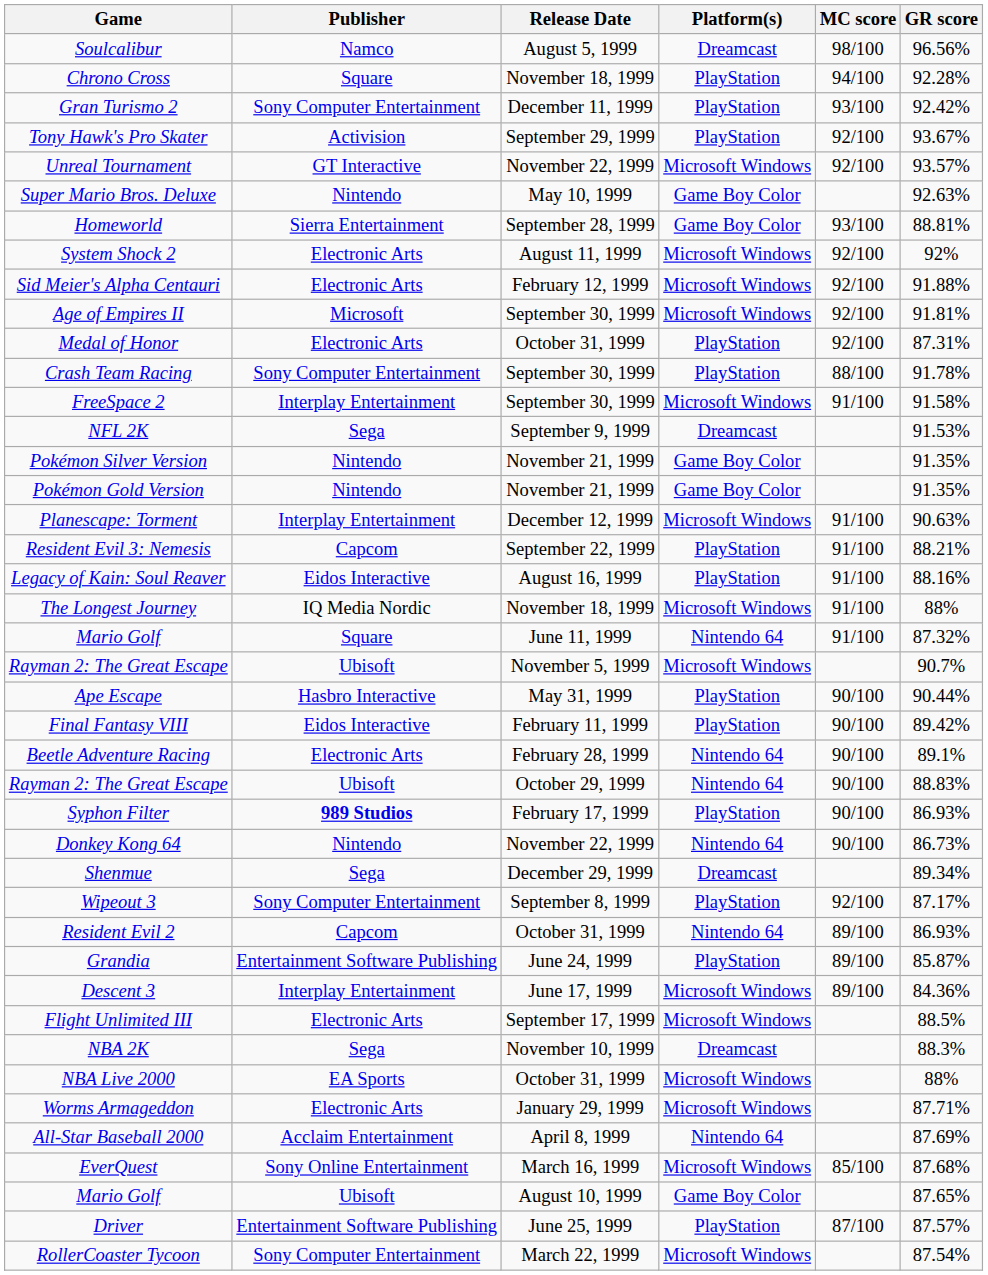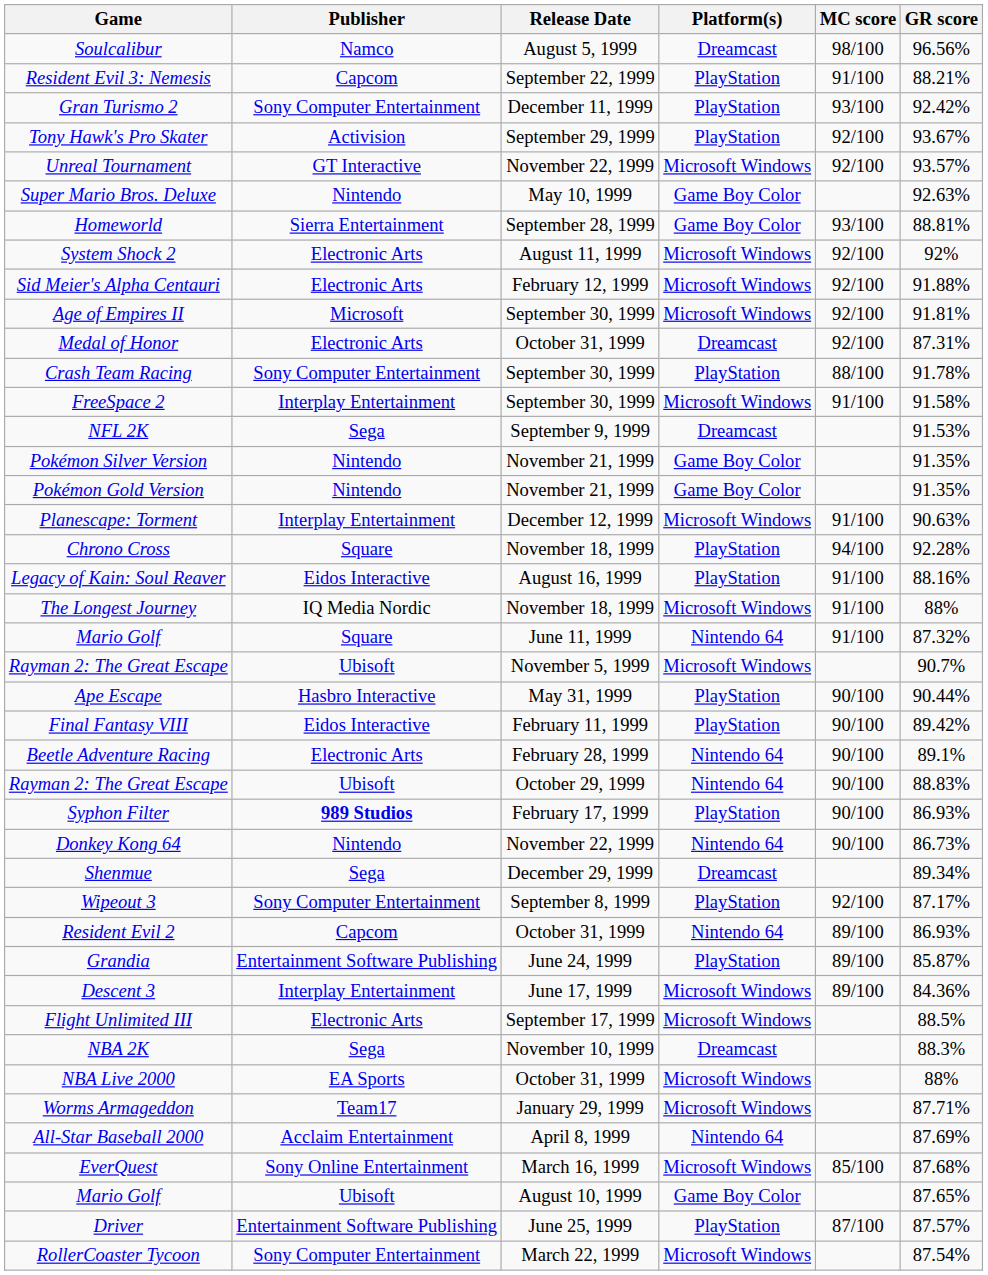rows swapped: (118, 78) <-> (118, 549)
(737, 343) PlayStation -> (737, 343) Dreamcast
(367, 1108) Electronic Arts -> (367, 1108) Team17
